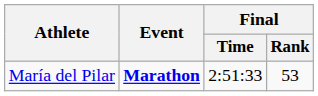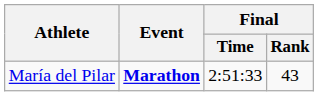(290, 76) 53 -> (290, 76) 43
